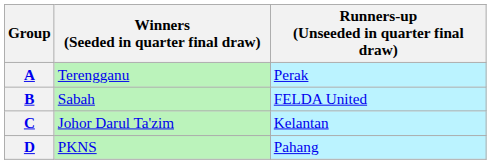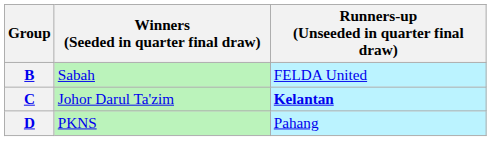- row: (29, 74)
(301, 123) normal -> (304, 98) bold
